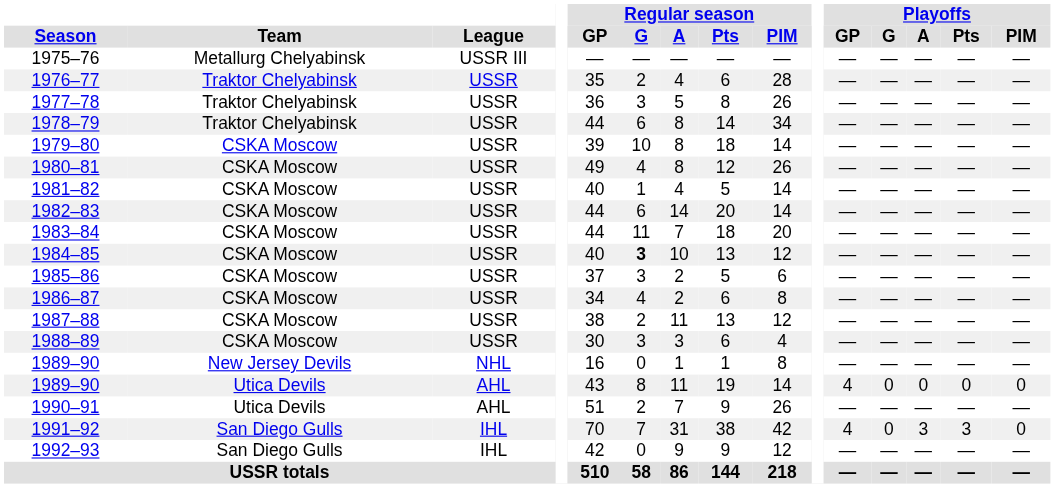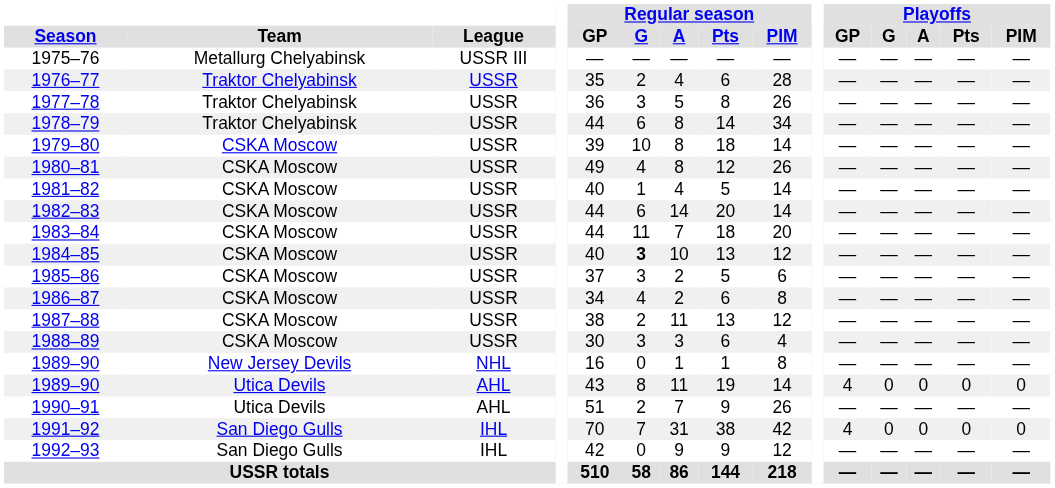(923, 429) 3 -> (923, 429) 0
(966, 429) 3 -> (966, 429) 0
